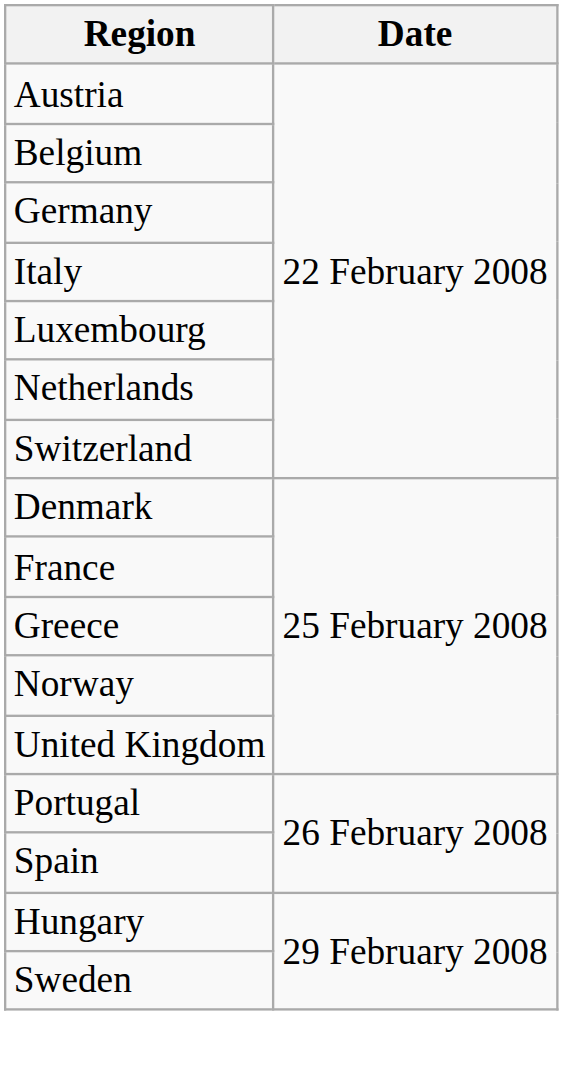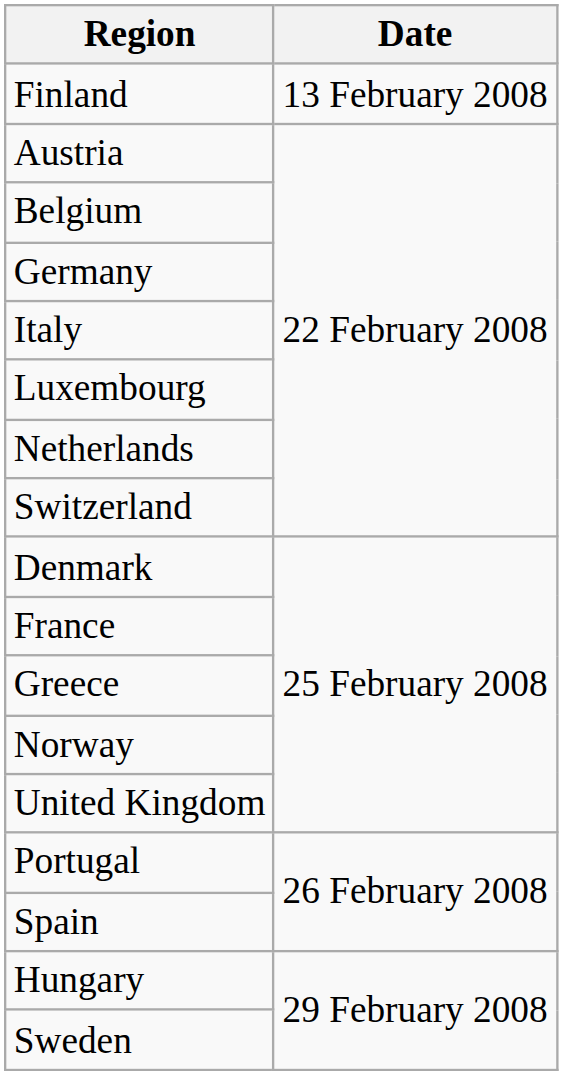+ row: (71, 93)
